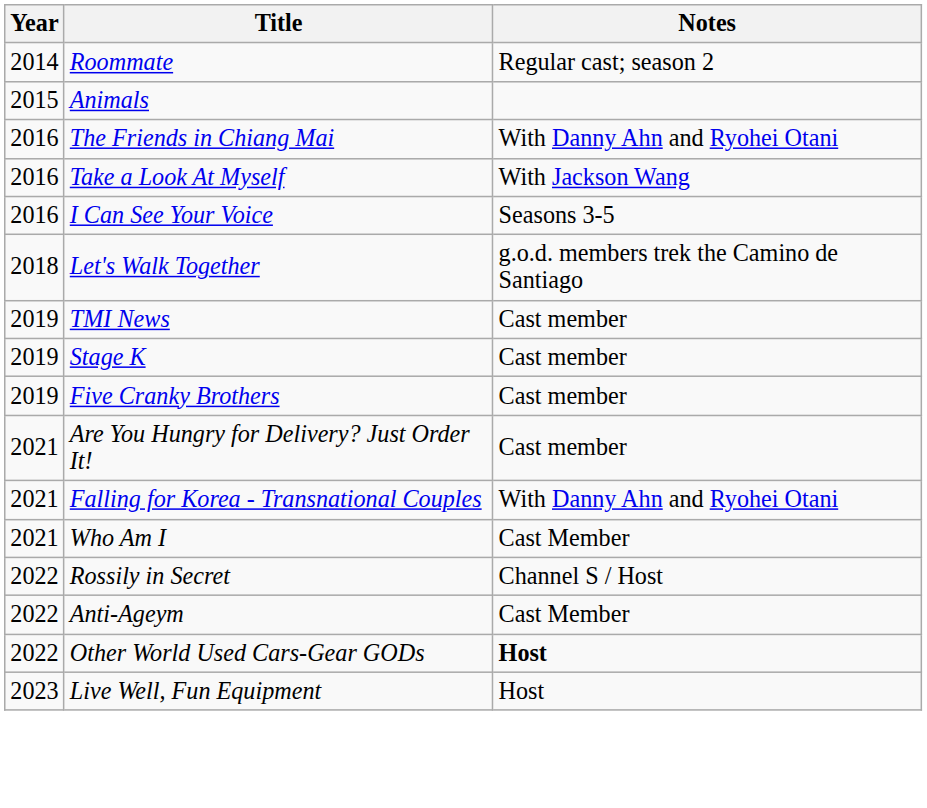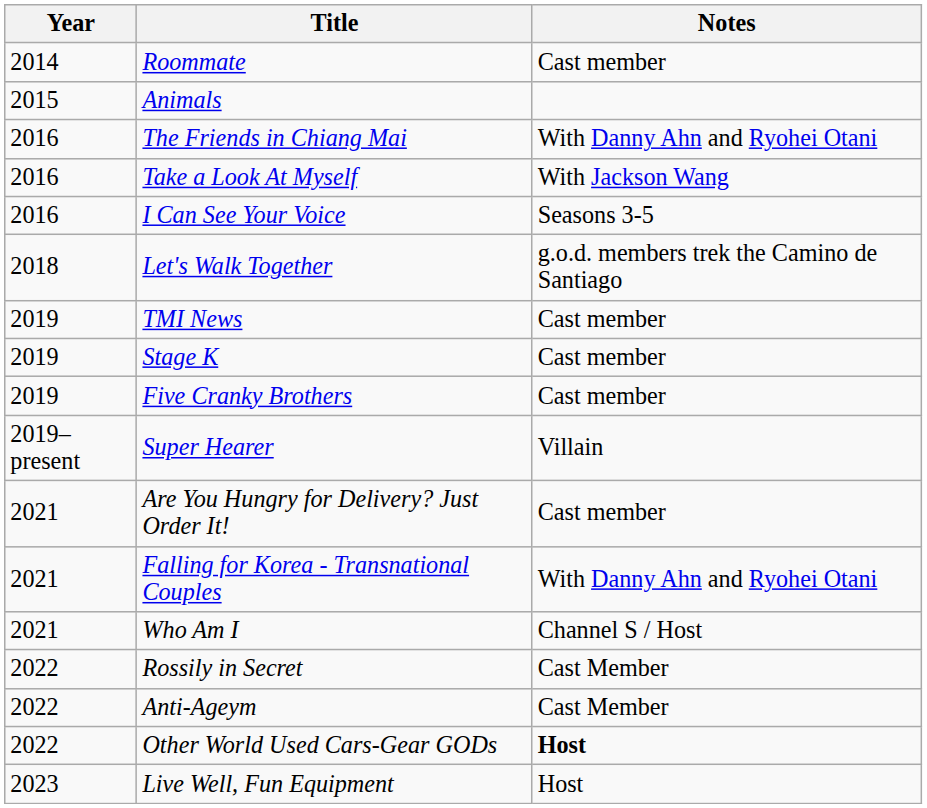(606, 61) Regular cast; season 2 -> (602, 61) Cast member
+ row: (208, 447)
(564, 537) Cast Member -> (620, 630) Channel S / Host
(581, 576) Channel S / Host -> (603, 668) Cast Member
